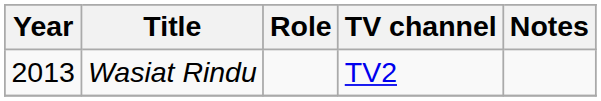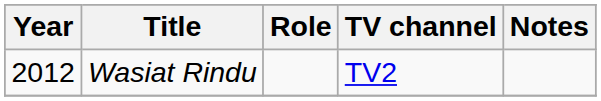(43, 72) 2013 -> (43, 72) 2012
